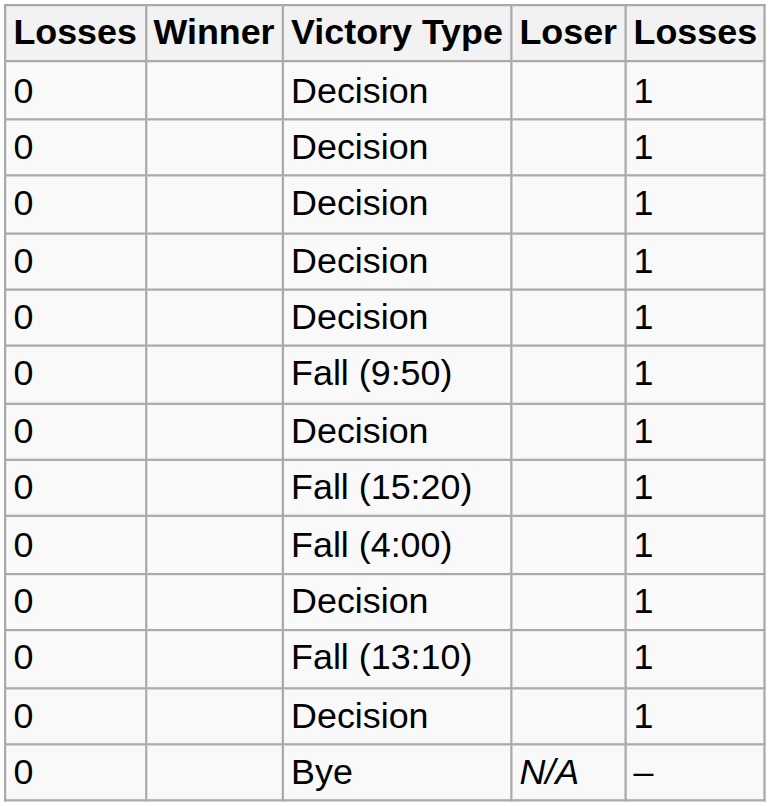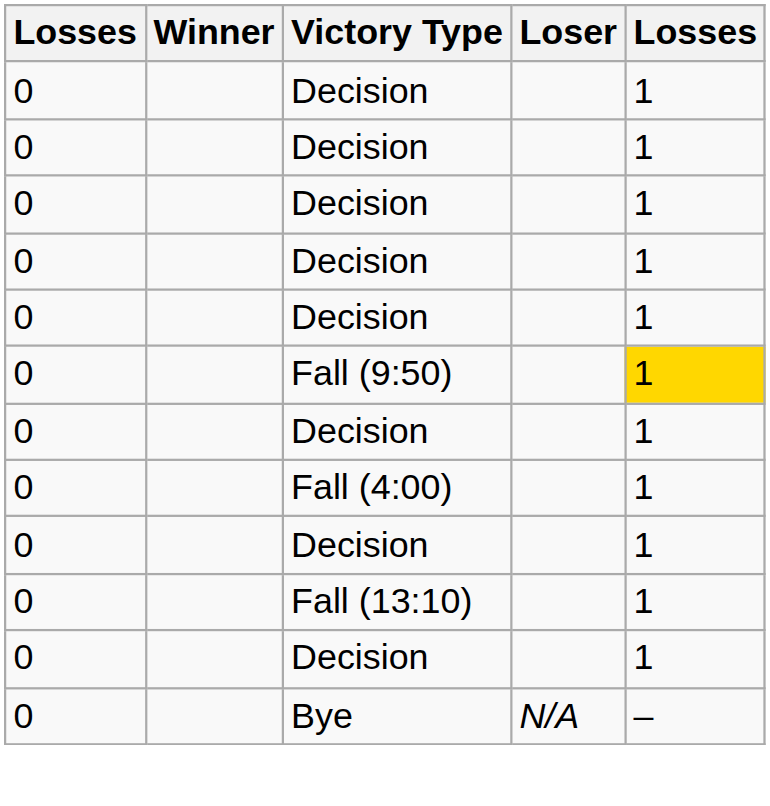(644, 373) no background -> (644, 373) gold background
- row: (382, 487)
